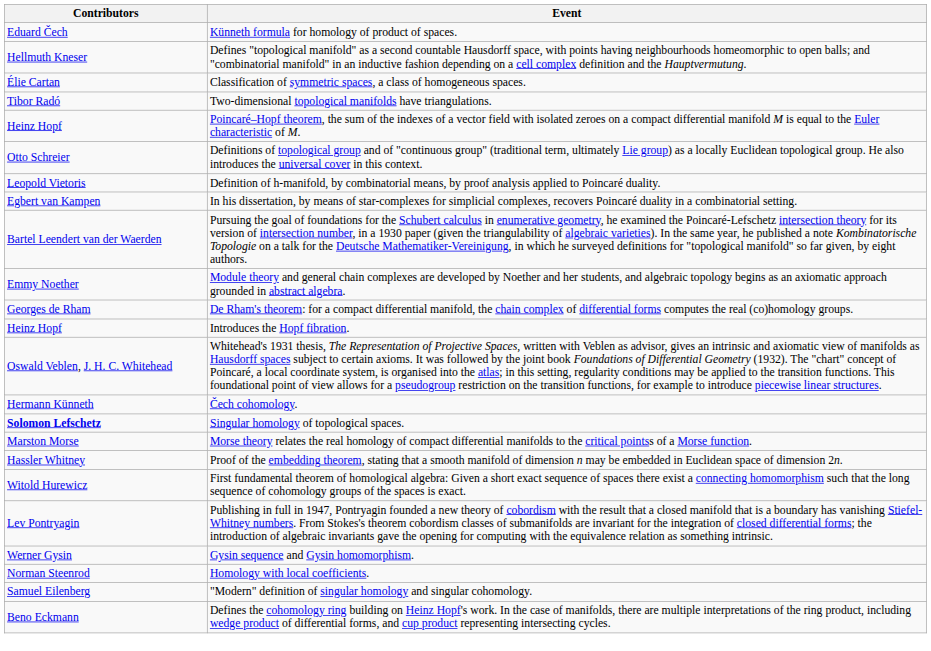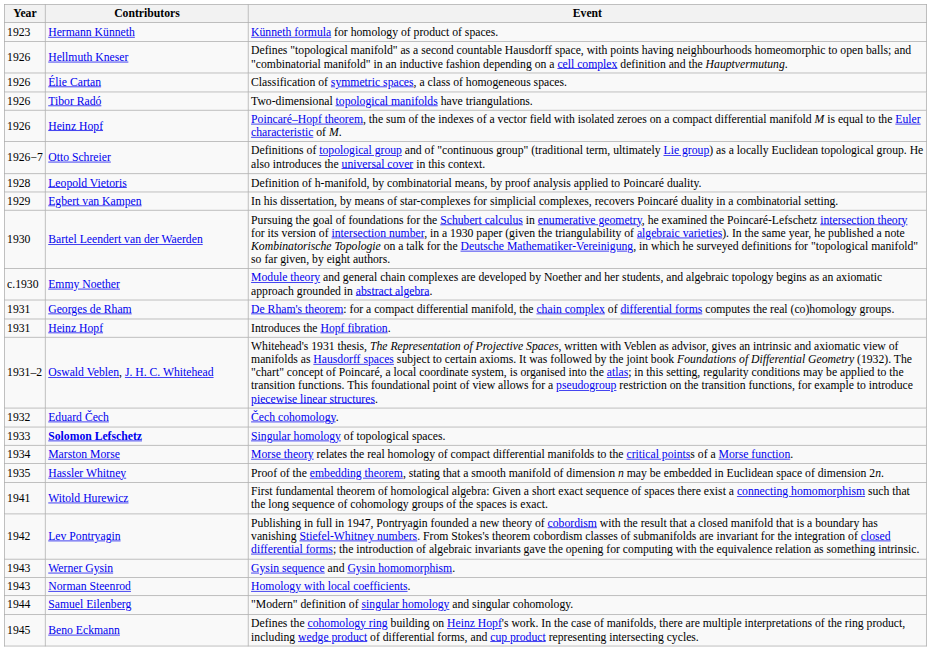+ column: (25, 13)
(37, 32) Eduard Čech -> (92, 32) Hermann Künneth
(50, 404) Hermann Künneth -> (79, 417) Eduard Čech
